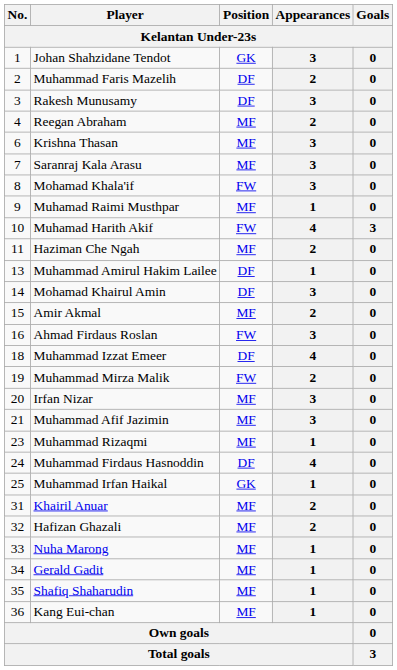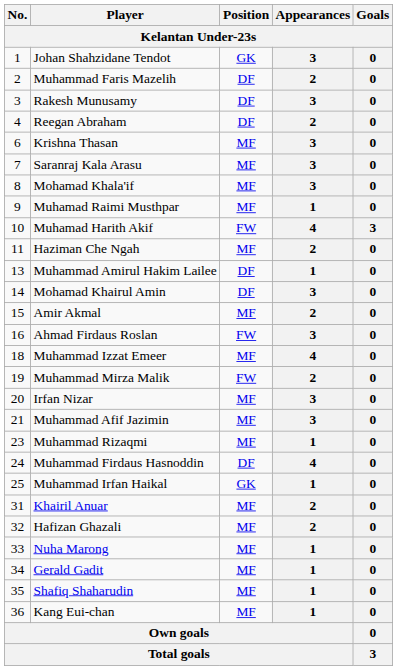(246, 121) MF -> (246, 121) DF
(246, 185) FW -> (246, 185) MF
(246, 356) DF -> (246, 356) MF
